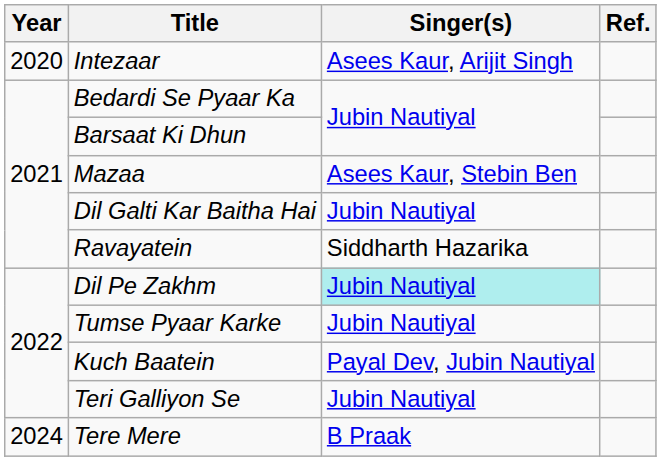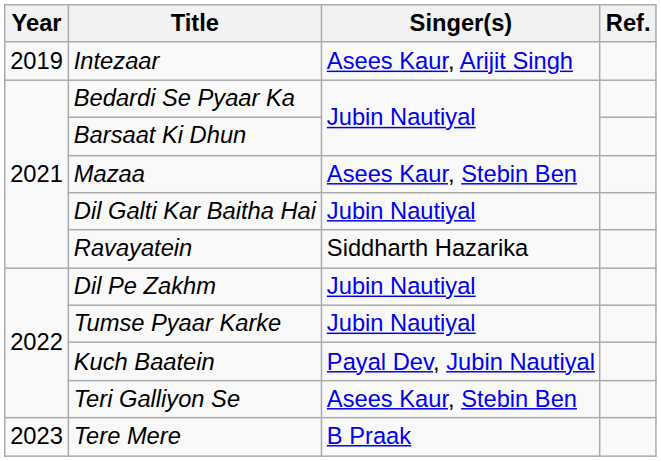(37, 60) 2020 -> (37, 60) 2019
(401, 286) paleturquoise background -> (401, 286) no background
(401, 398) Jubin Nautiyal -> (452, 398) Asees Kaur, Stebin Ben
(37, 436) 2024 -> (37, 436) 2023
